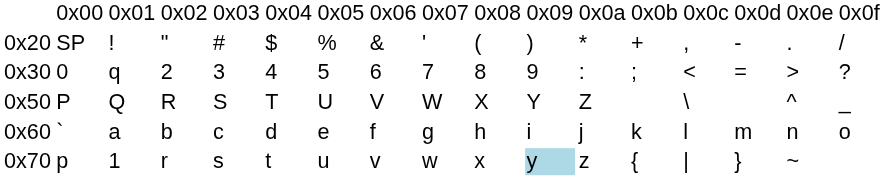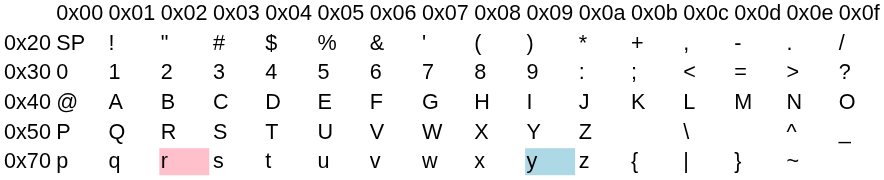(115, 72) q -> (115, 72) 1
+ row: (27, 102)
- row: (27, 131)
(115, 161) 1 -> (115, 161) q
(164, 161) no background -> (164, 161) pink background
